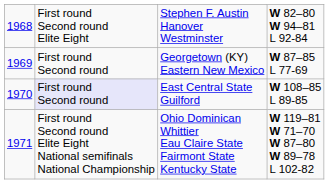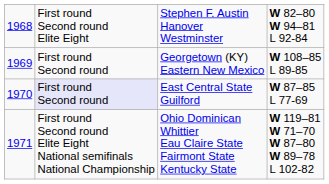(292, 63) W 87–85 L 77-69 -> (295, 63) W 108–85 L 89-85
(295, 94) W 108–85 L 89-85 -> (292, 94) W 87–85 L 77-69
